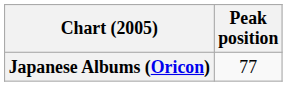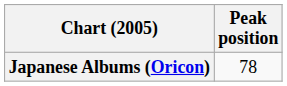(248, 66) 77 -> (248, 66) 78
